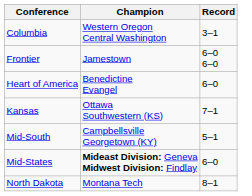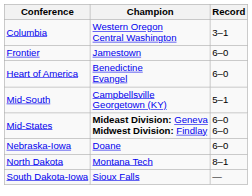(210, 58) 6–0 6–0 -> (220, 53) 6–0
- row: (23, 110)
(210, 162) 6–0 -> (220, 126) 6–0 6–0
+ row: (39, 146)
+ row: (47, 177)
